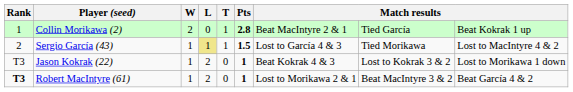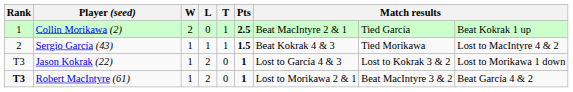(244, 29) 2.8 -> (244, 29) 2.5
(208, 45) khaki background -> (208, 45) no background
(299, 45) Lost to García 4 & 3 -> (295, 45) Beat Kokrak 4 & 3
(295, 62) Beat Kokrak 4 & 3 -> (299, 62) Lost to García 4 & 3
